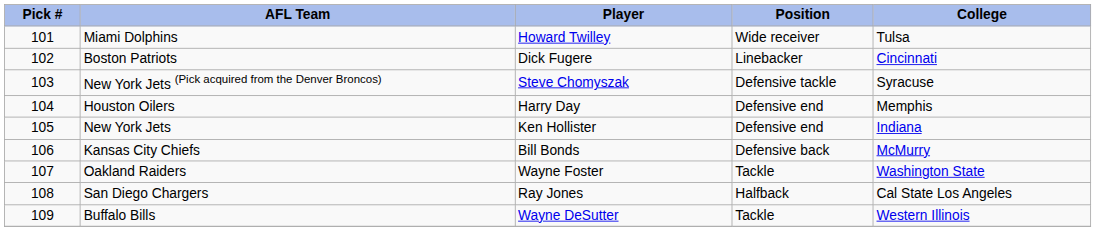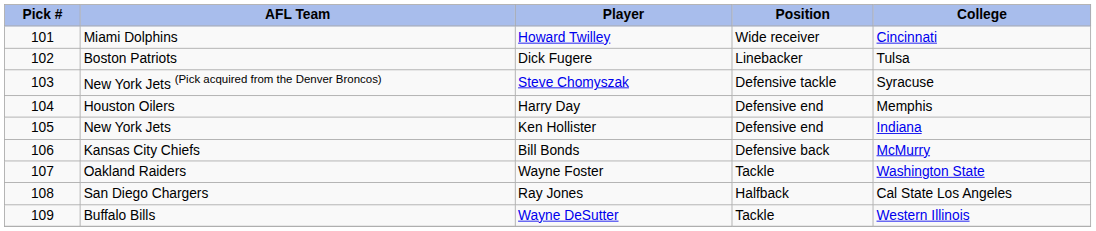(893, 37) Tulsa -> (907, 37) Cincinnati
(907, 59) Cincinnati -> (893, 59) Tulsa
